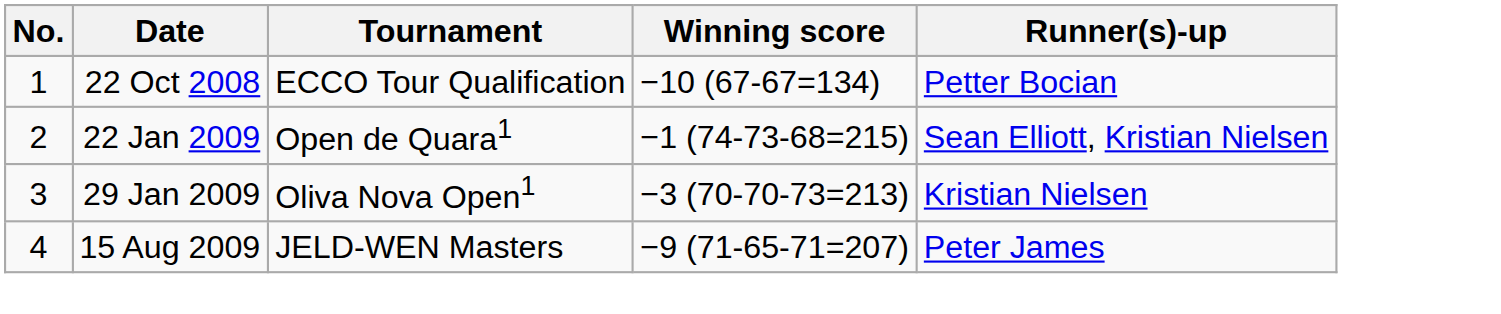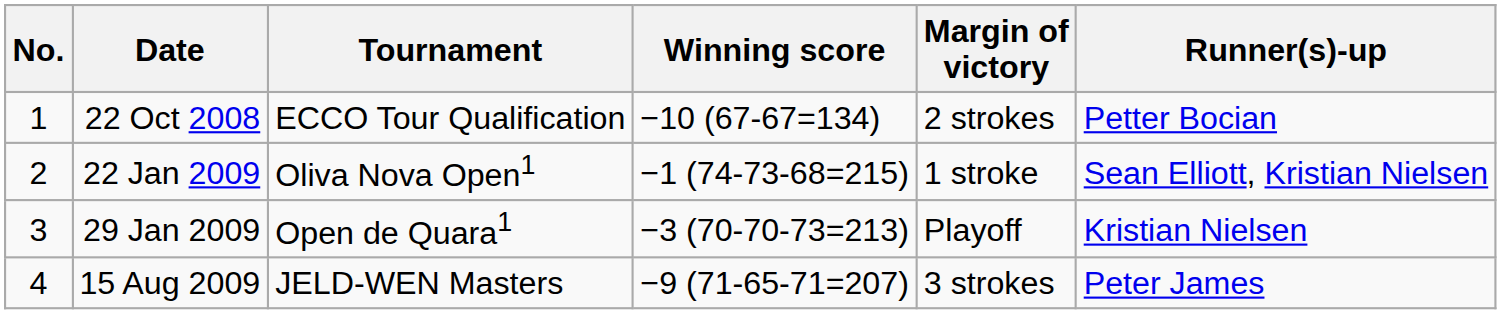+ column: (996, 49)
(394, 136) Open de Quara1 -> (405, 172) Oliva Nova Open1
(405, 194) Oliva Nova Open1 -> (394, 230) Open de Quara1
